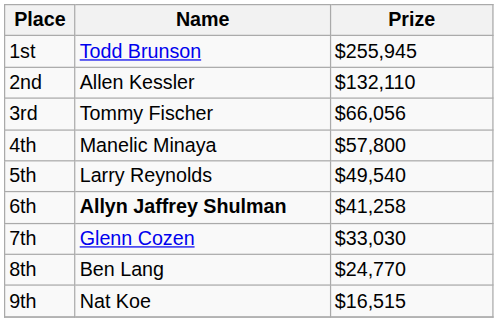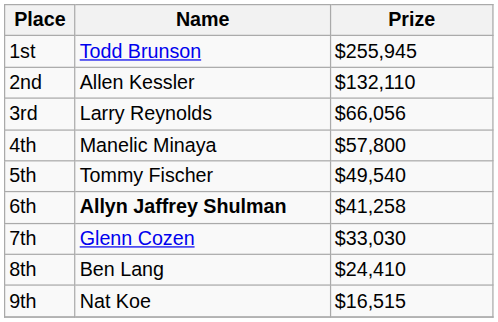(146, 113) Tommy Fischer -> (146, 113) Larry Reynolds
(146, 176) Larry Reynolds -> (146, 176) Tommy Fischer
(370, 269) $24,770 -> (370, 269) $24,410
